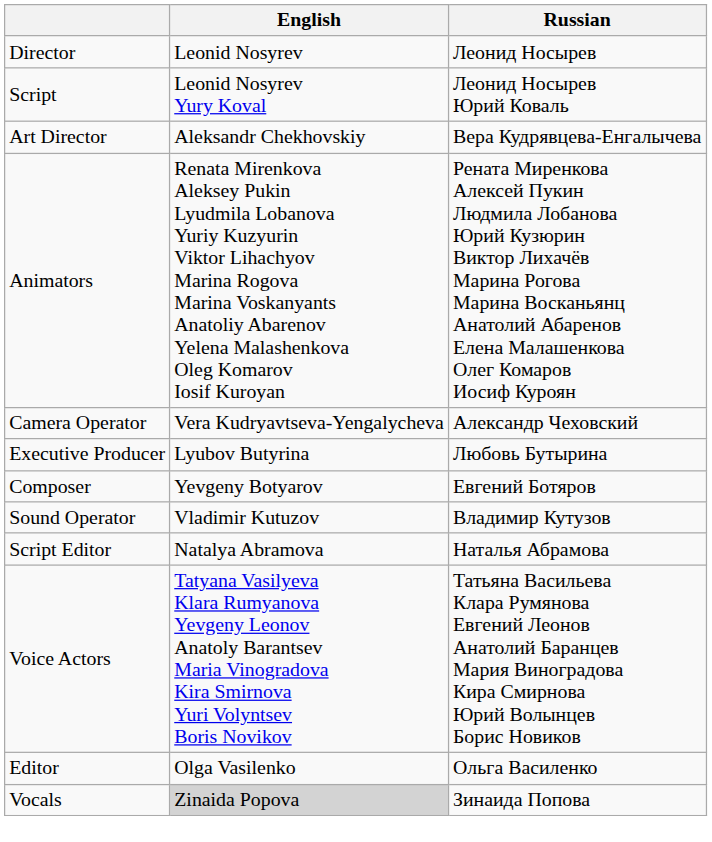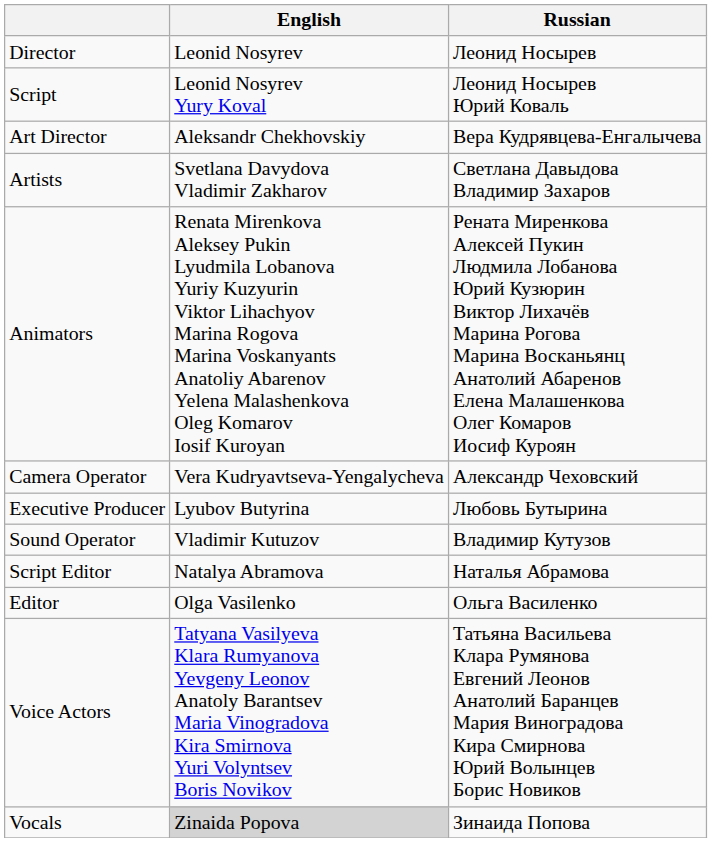+ row: (36, 179)
- row: (50, 486)
rows swapped: (60, 658) <-> (34, 768)
